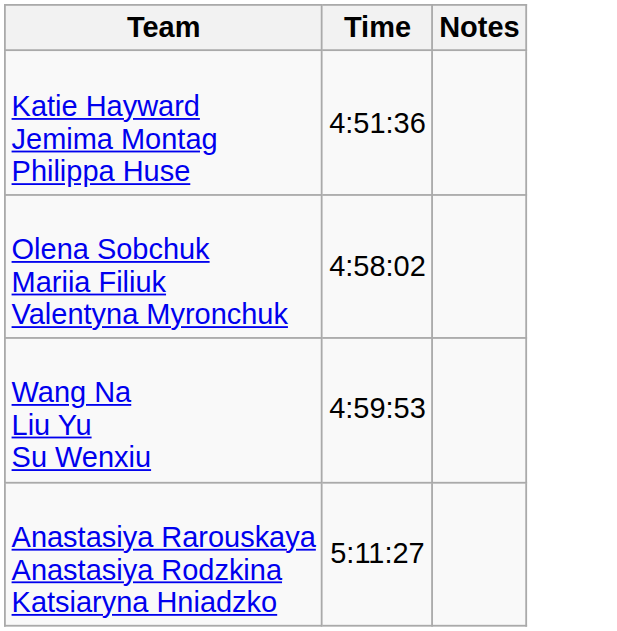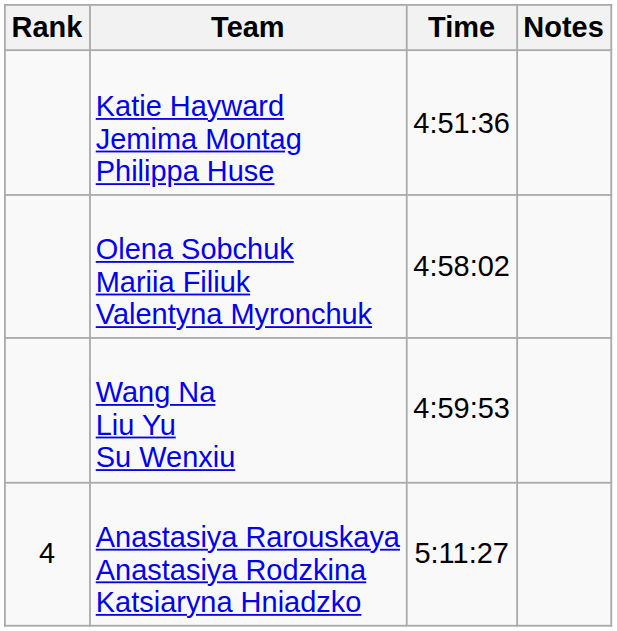+ column: (47, 27)
